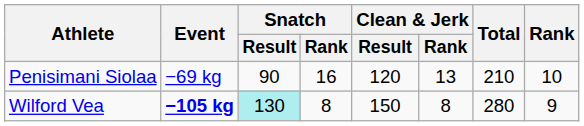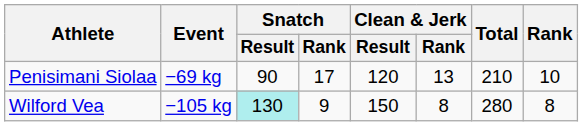(326, 77) 16 -> (324, 77) 17
(200, 106) bold -> (199, 106) normal
(326, 106) 8 -> (324, 106) 9
(552, 106) 9 -> (550, 106) 8
